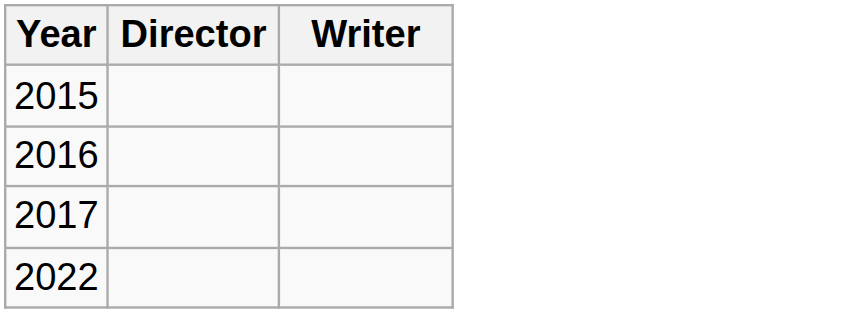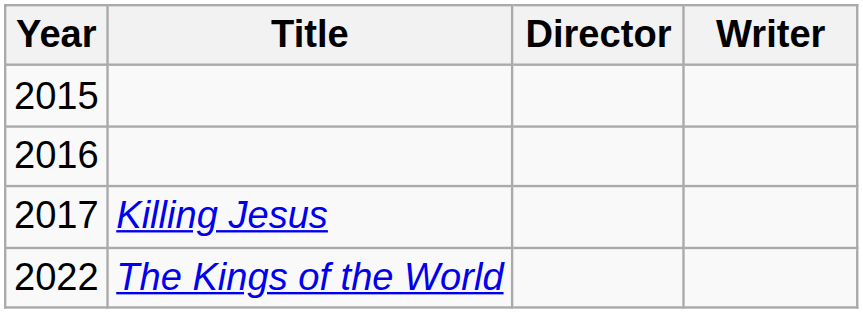+ column: (310, 34)
